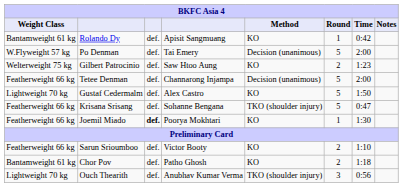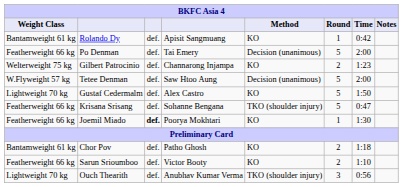(38, 52) W.Flyweight 57 kg -> (40, 52) Featherweight 66 kg
(190, 65) Saw Htoo Aung -> (199, 65) Channarong Injampa
(40, 79) Featherweight 66 kg -> (38, 79) W.Flyweight 57 kg
(199, 79) Channarong Injampa -> (190, 79) Saw Htoo Aung
rows swapped: (109, 148) <-> (95, 161)
